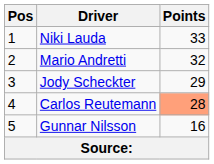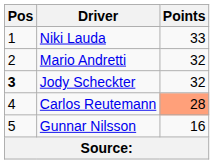(12, 82) normal -> (12, 82) bold
(198, 82) 29 -> (198, 82) 32
